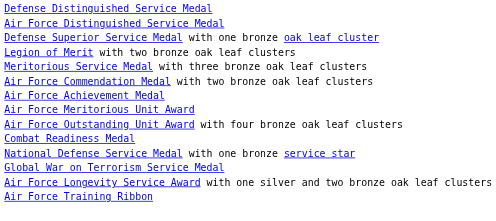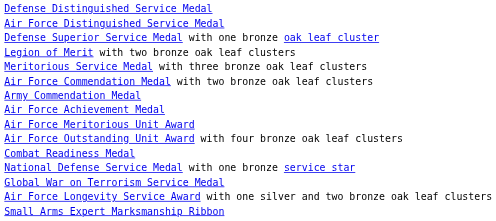+ row: (73, 96)
+ row: (114, 211)
- row: (79, 197)
